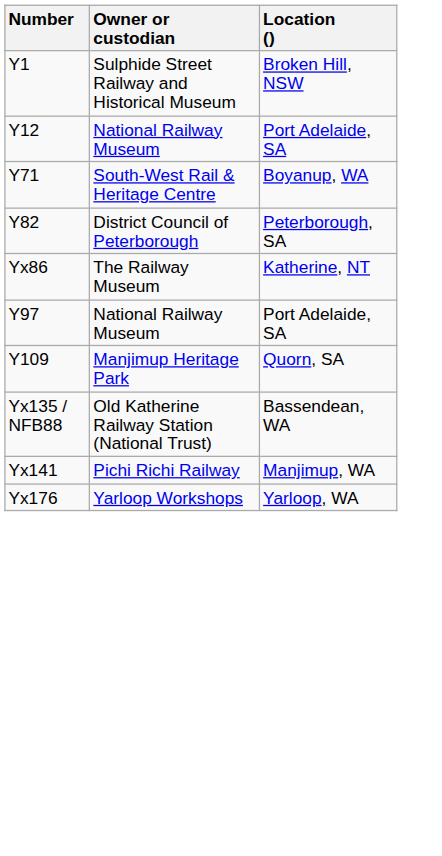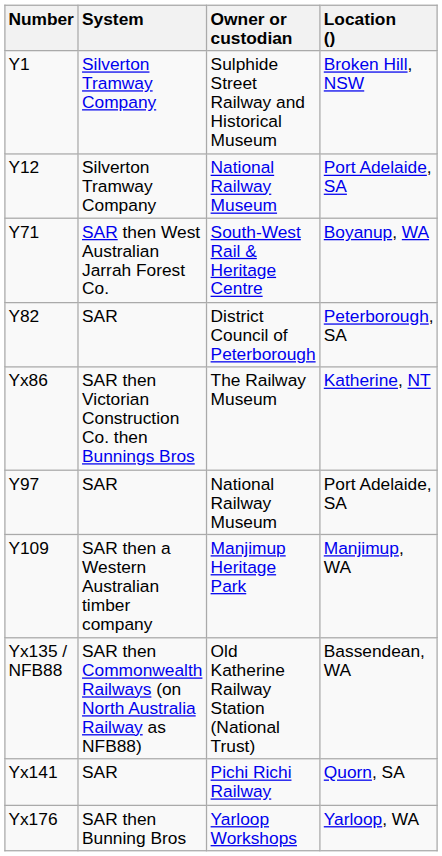+ column: (113, 18)
(304, 359) Quorn, SA -> (364, 558) Manjimup, WA
(319, 470) Manjimup, WA -> (364, 773) Quorn, SA
